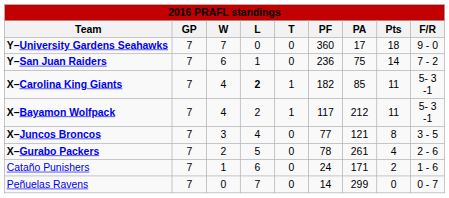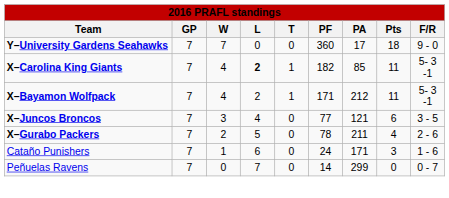- row: (57, 62)
(325, 112) 117 -> (325, 96) 171
(394, 135) 8 -> (394, 118) 6
(360, 151) 261 -> (360, 135) 211
(394, 168) 2 -> (394, 151) 3
